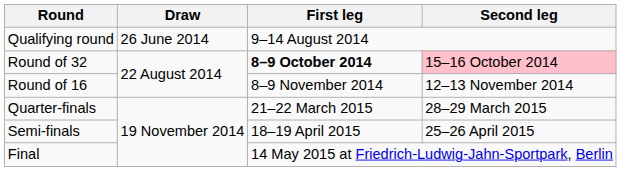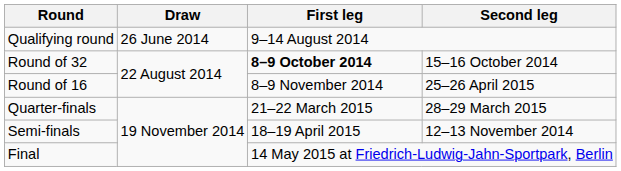(492, 62) pink background -> (492, 62) no background
(499, 85) 12–13 November 2014 -> (480, 85) 25–26 April 2015
(480, 131) 25–26 April 2015 -> (499, 131) 12–13 November 2014
